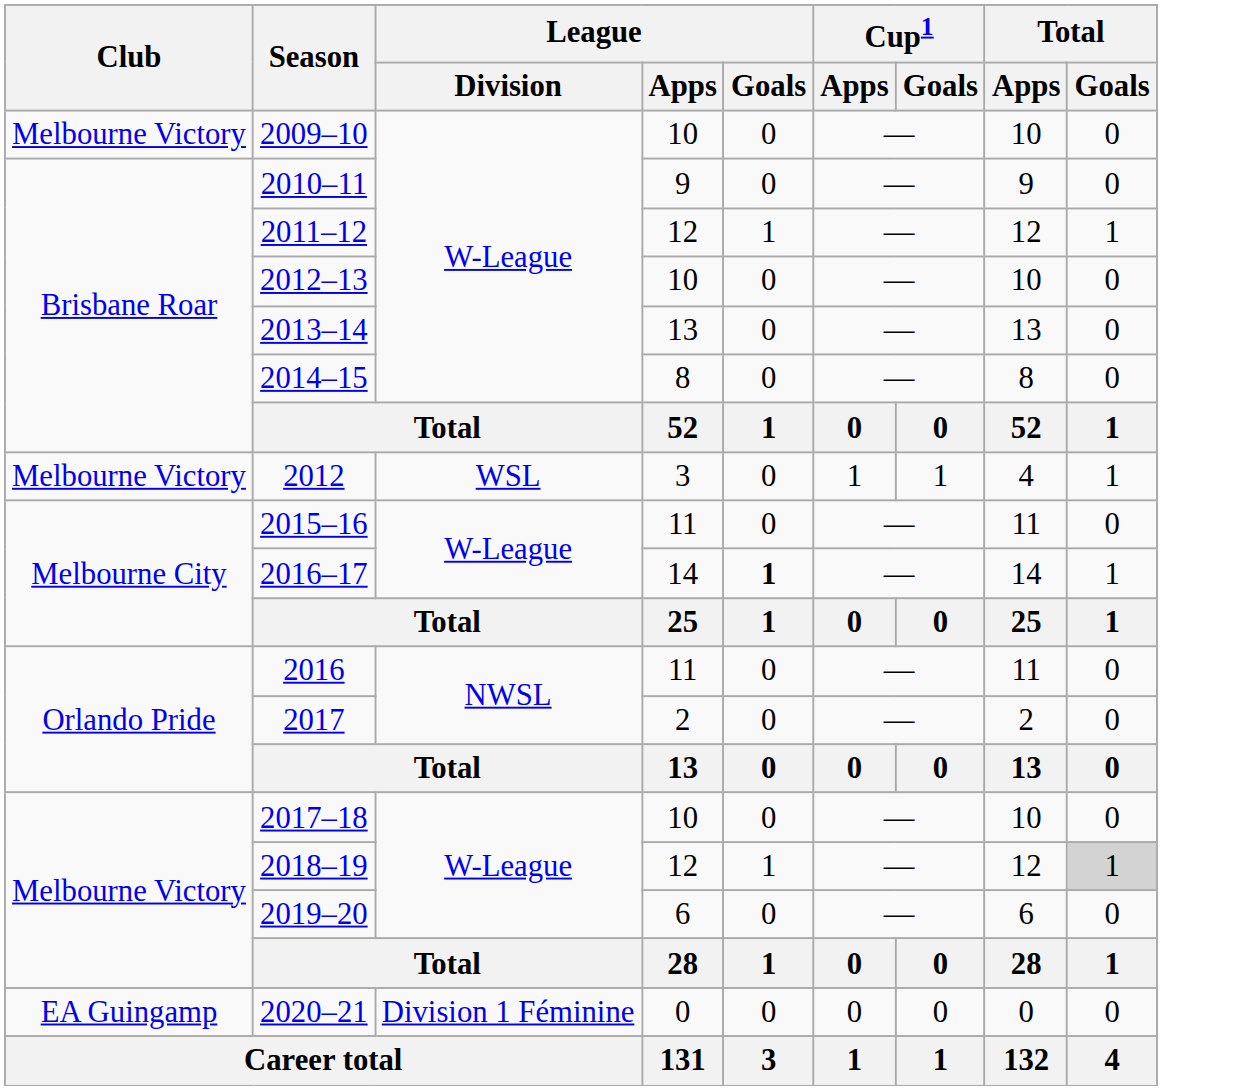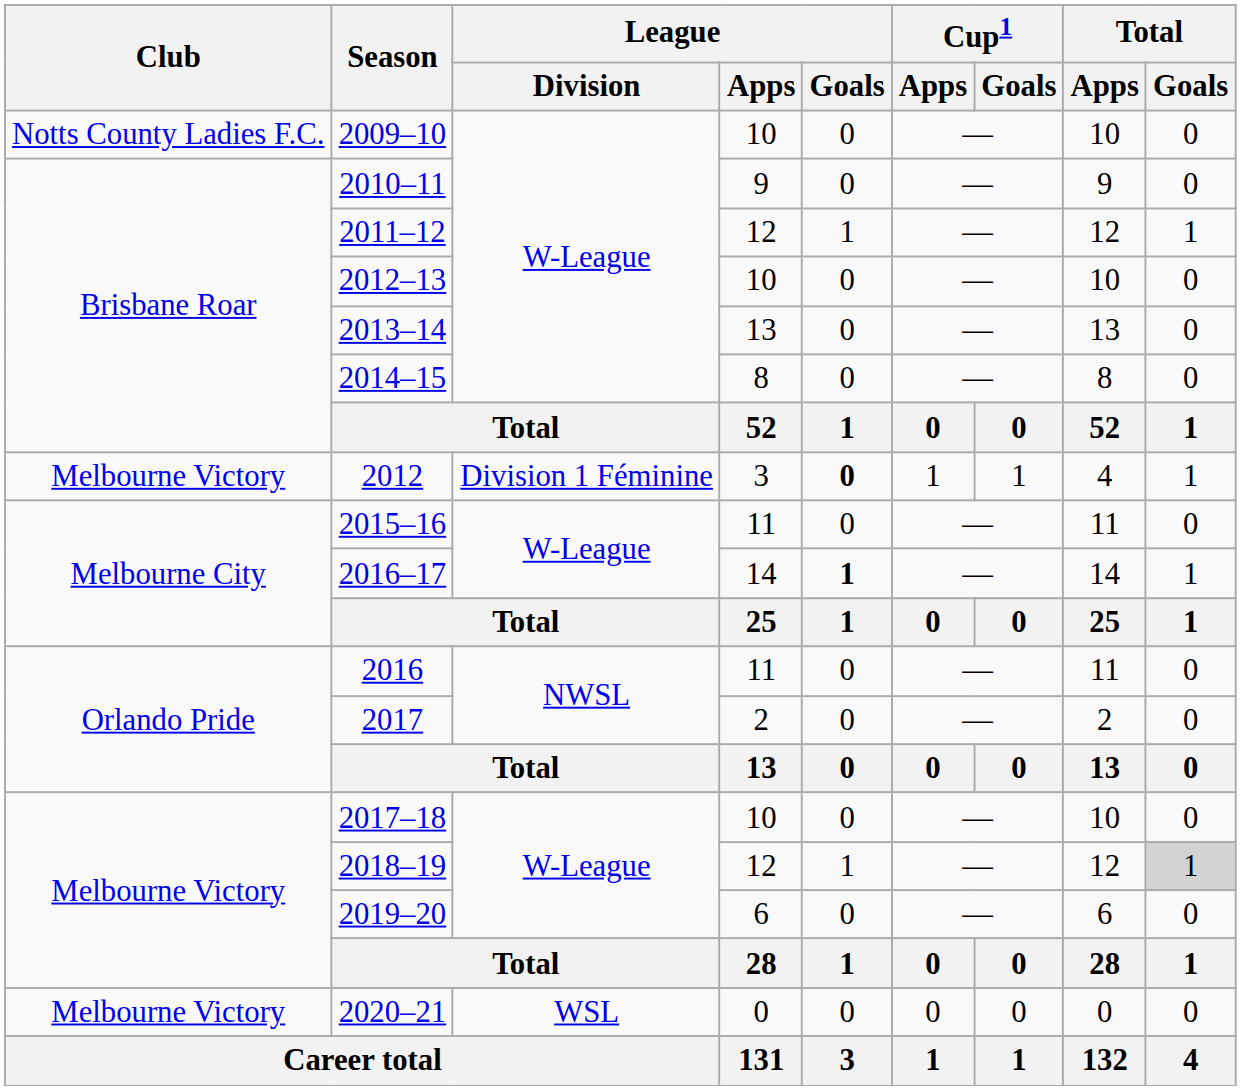(129, 134) Melbourne Victory -> (168, 134) Notts County Ladies F.C.
(508, 475) WSL -> (587, 475) Division 1 Féminine
(769, 475) normal -> (847, 475) bold
(129, 1011) EA Guingamp -> (168, 1011) Melbourne Victory
(508, 1011) Division 1 Féminine -> (587, 1011) WSL
